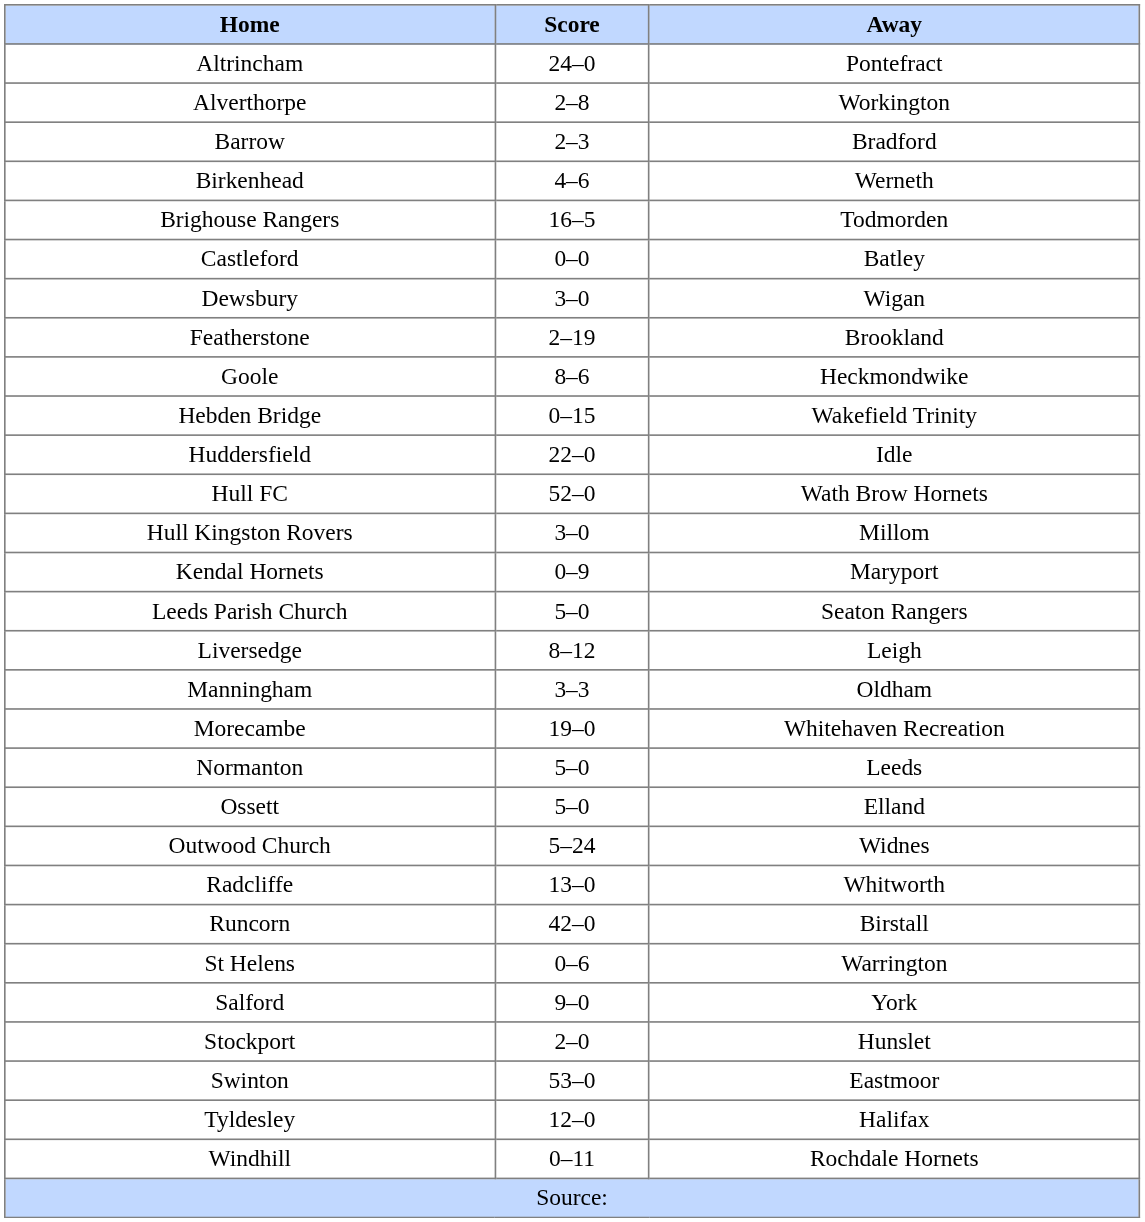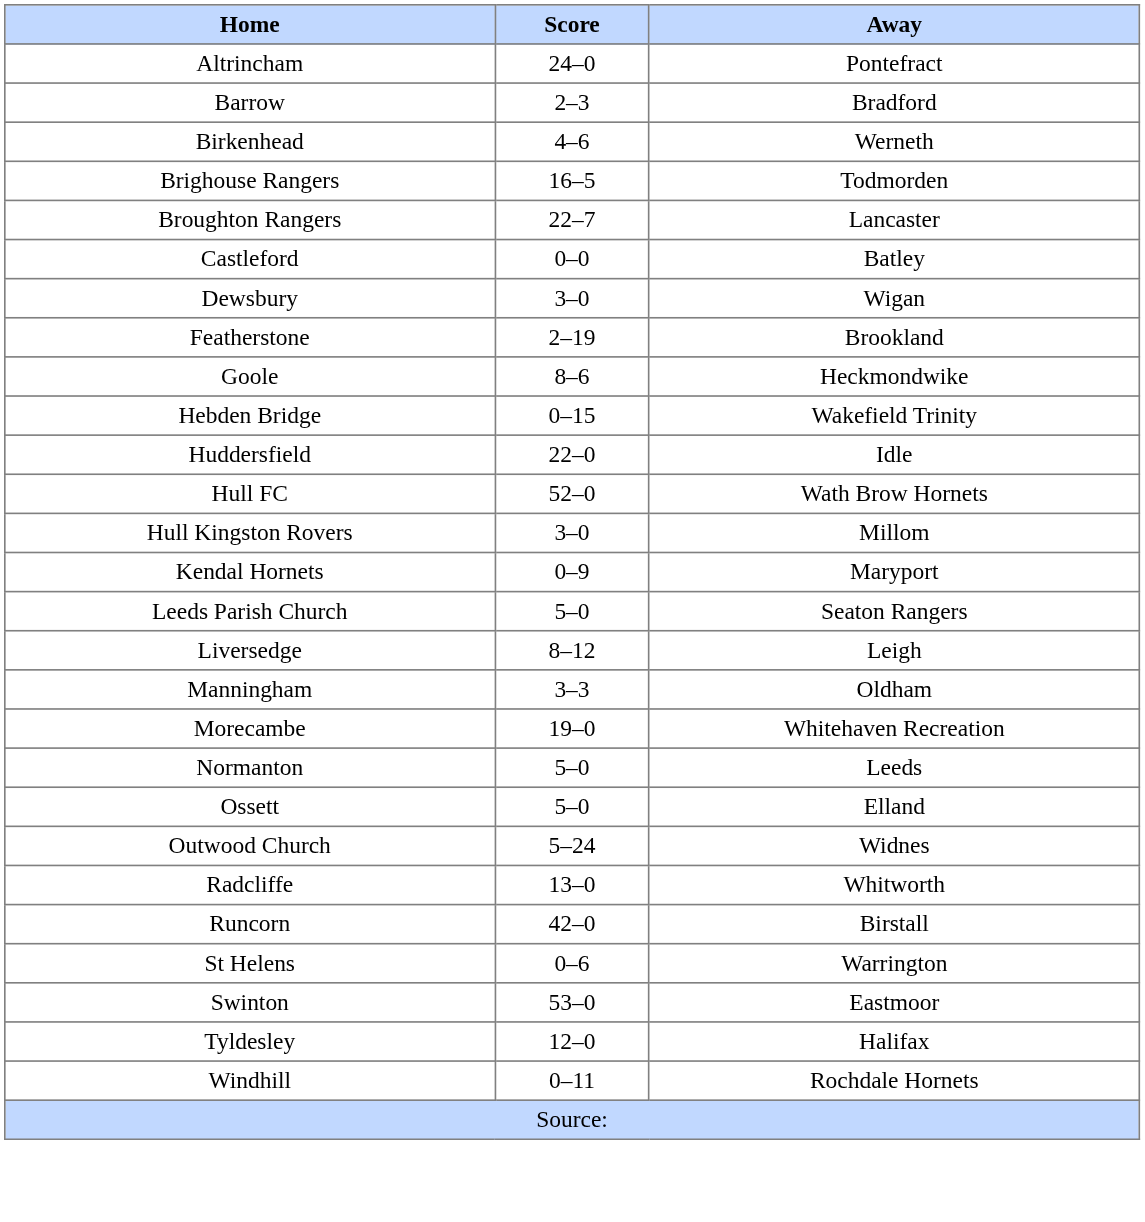- row: (250, 102)
+ row: (250, 219)
- row: (250, 1002)
- row: (250, 1041)
